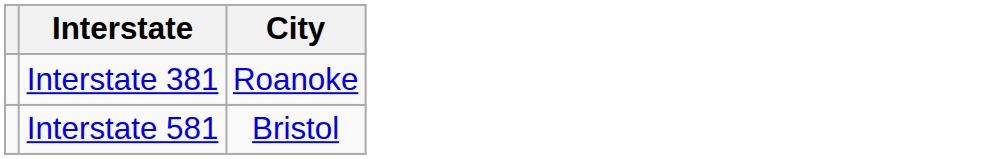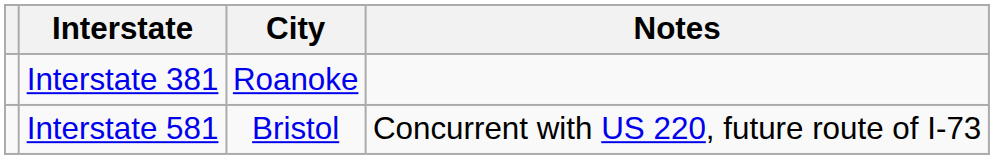+ column: (677, 29)
